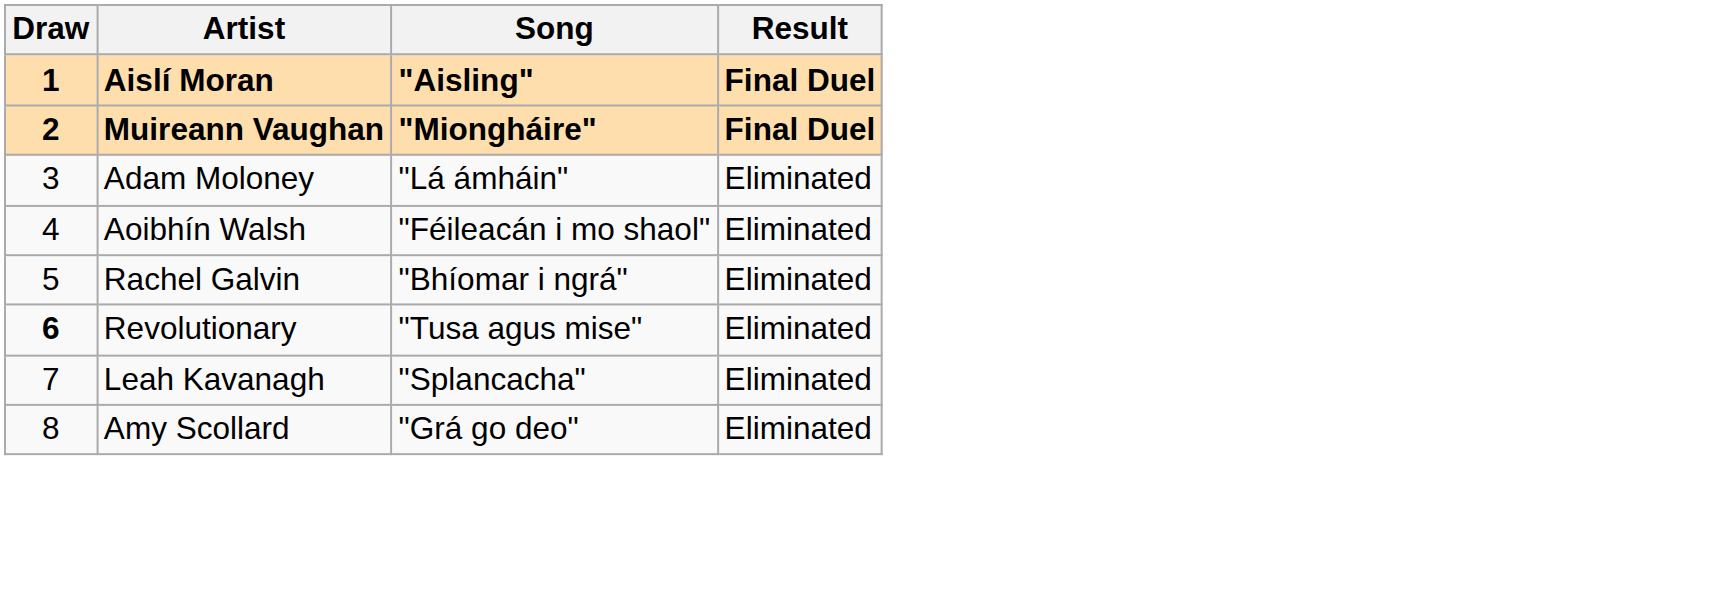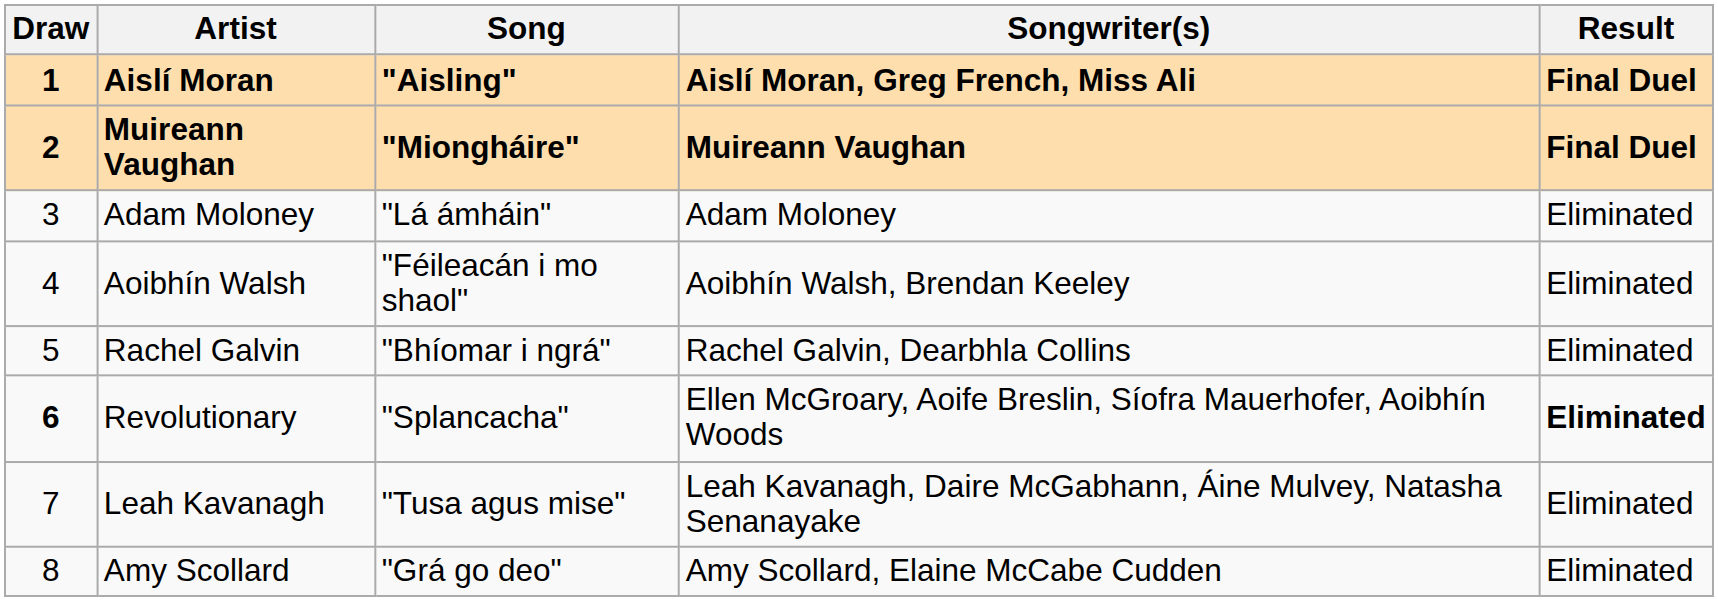+ column: (1109, 29)
(520, 329) "Tusa agus mise" -> (475, 418) "Splancacha"
(798, 329) normal -> (1626, 418) bold
(492, 379) "Splancacha" -> (504, 503) "Tusa agus mise"
